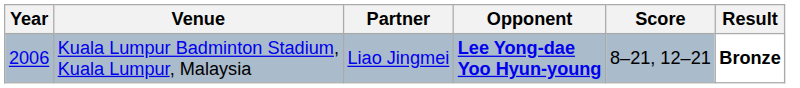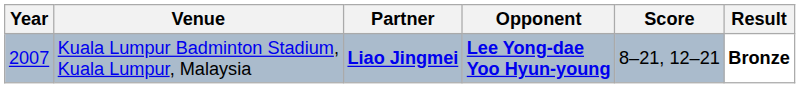(29, 58) 2006 -> (29, 58) 2007
(398, 58) normal -> (403, 58) bold
